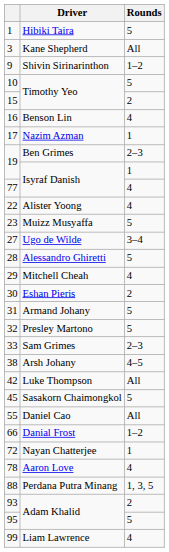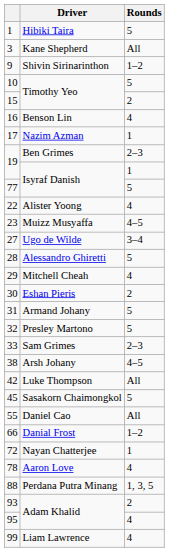(129, 187) 4 -> (129, 187) 5
(129, 222) 5 -> (135, 222) 4–5
(129, 520) 5 -> (129, 520) 4
